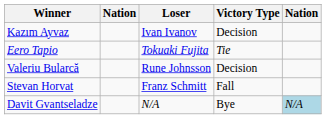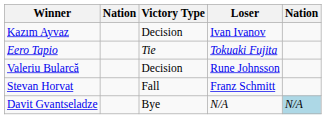columns swapped: (248, 13) <-> (176, 13)
